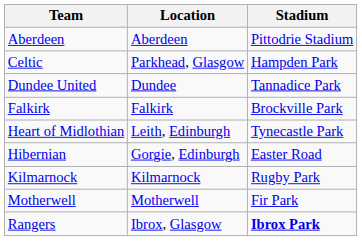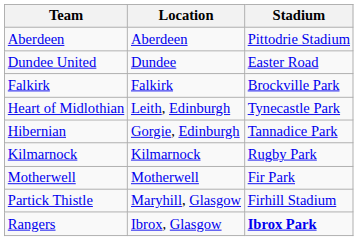- row: (25, 62)
(296, 85) Tannadice Park -> (283, 62) Easter Road
(286, 154) Easter Road -> (293, 131) Tannadice Park
+ row: (50, 200)
